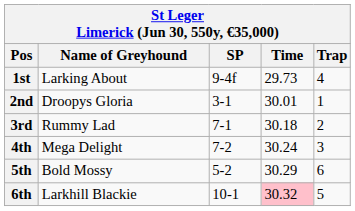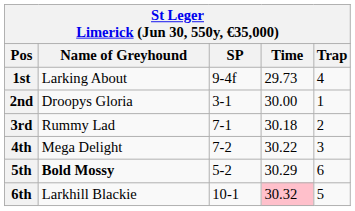(281, 101) 30.01 -> (281, 101) 30.00
(281, 147) 30.24 -> (281, 147) 30.22
(77, 170) normal -> (78, 170) bold
